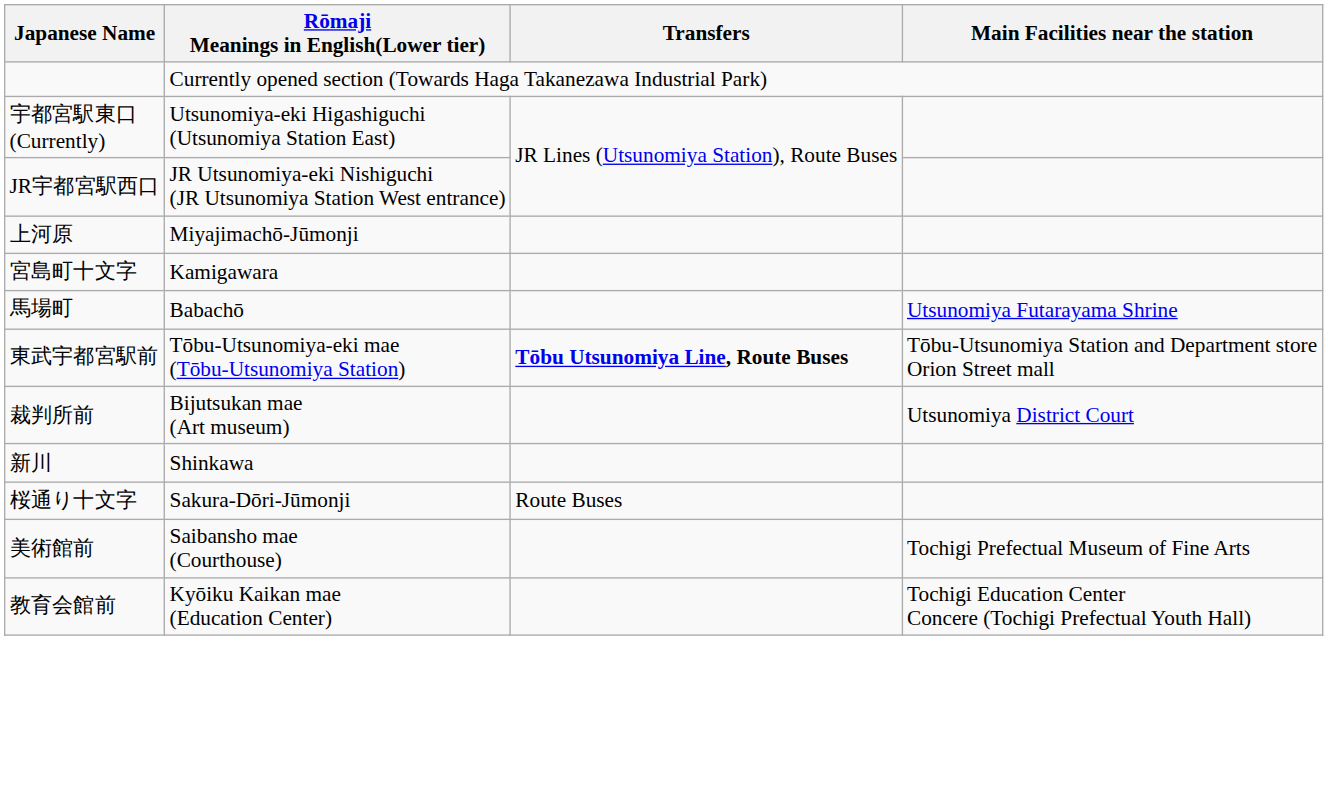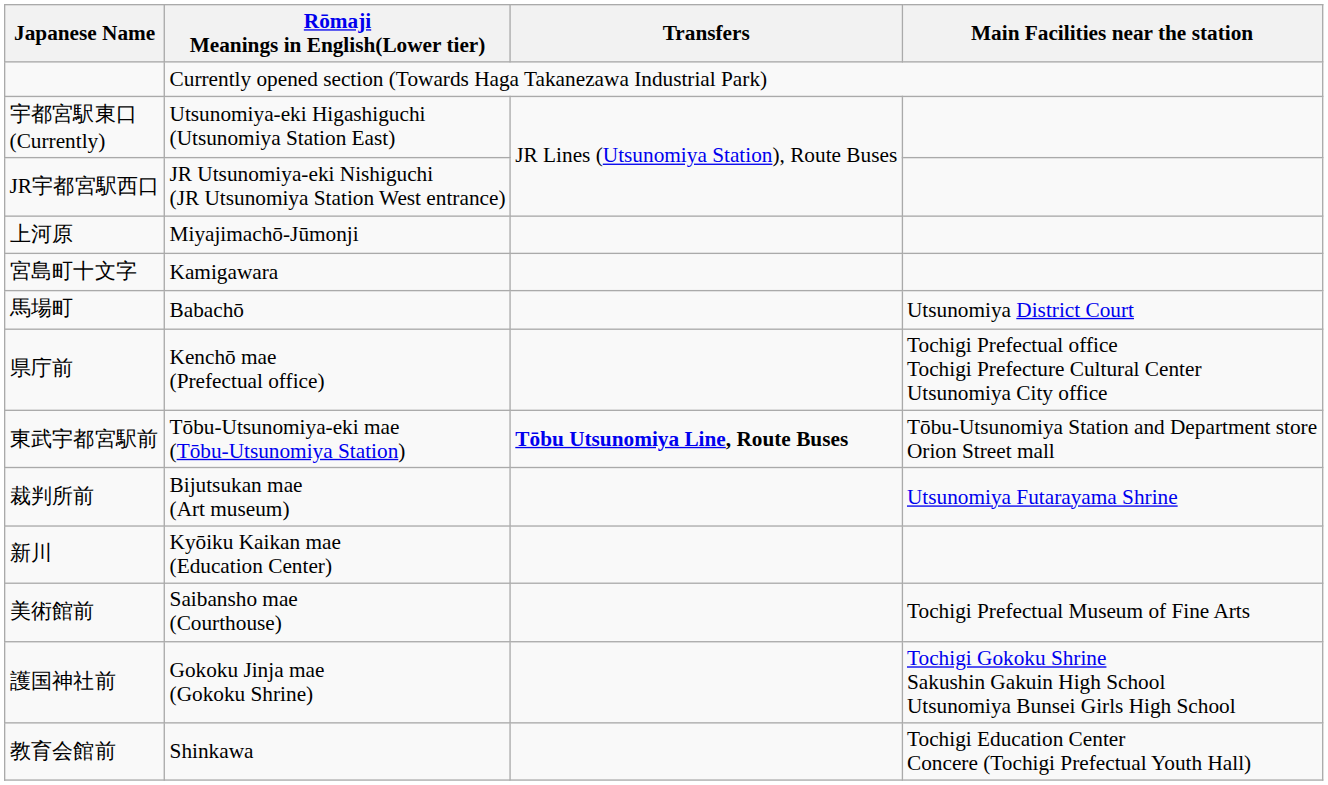(1042, 309) Utsunomiya Futarayama Shrine -> (1020, 309) Utsunomiya District Court
+ row: (41, 368)
(1020, 415) Utsunomiya District Court -> (1042, 496) Utsunomiya Futarayama Shrine
(212, 462) Shinkawa -> (255, 554) Kyōiku Kaikan mae (Education Center)
- row: (73, 499)
+ row: (63, 681)
(255, 605) Kyōiku Kaikan mae (Education Center) -> (212, 751) Shinkawa
